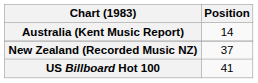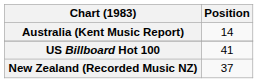rows swapped: (103, 50) <-> (103, 68)
